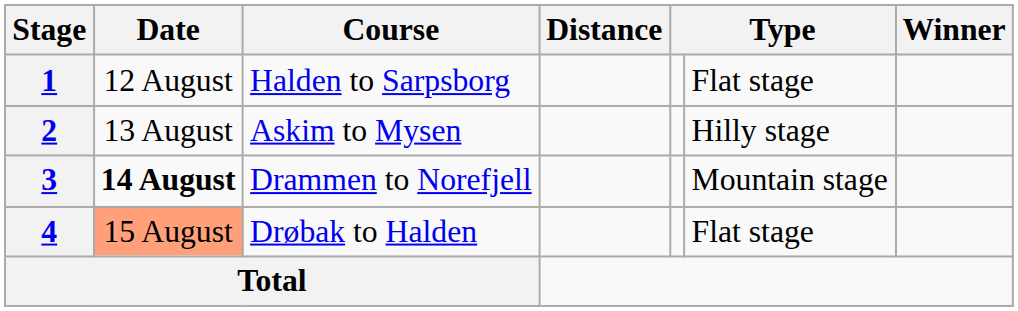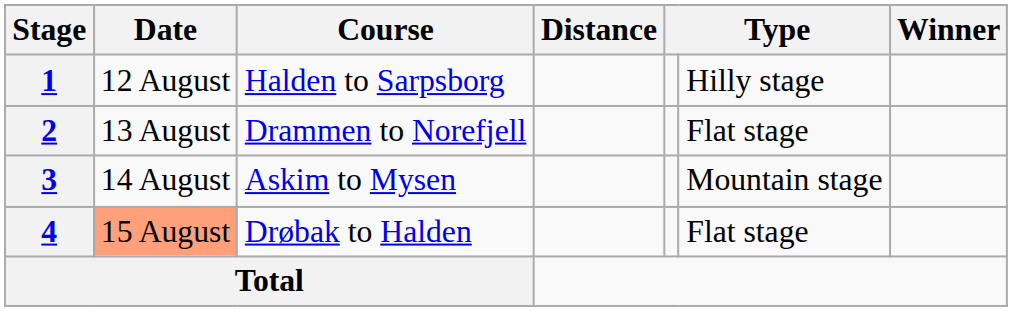(753, 79) Flat stage -> (755, 79) Hilly stage
(356, 130) Askim to Mysen -> (386, 130) Drammen to Norefjell
(761, 130) Hilly stage -> (747, 130) Flat stage
(168, 180) bold -> (165, 180) normal
(391, 180) Drammen to Norefjell -> (350, 180) Askim to Mysen
